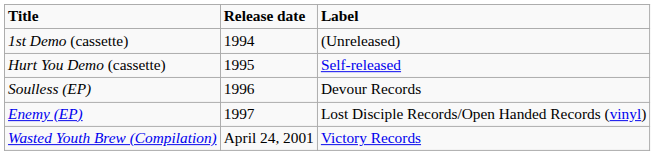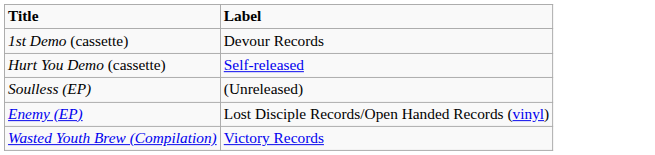- column: (264, 16)
(361, 41) (Unreleased) -> (274, 41) Devour Records
(371, 89) Devour Records -> (263, 89) (Unreleased)
